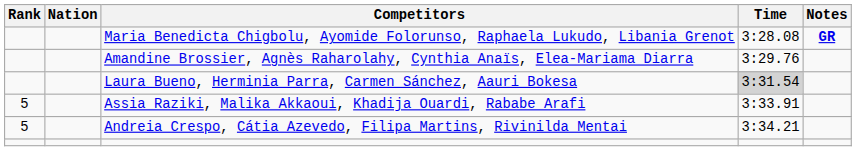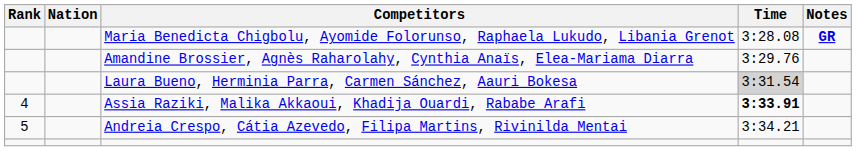(24, 105) 5 -> (24, 105) 4
(770, 105) normal -> (770, 105) bold
